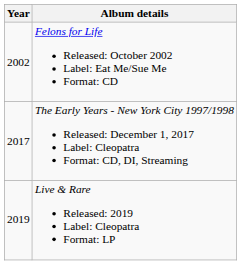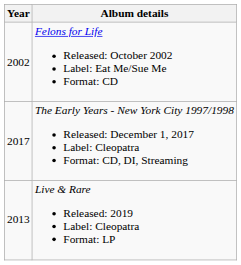(18, 220) 2019 -> (18, 220) 2013
